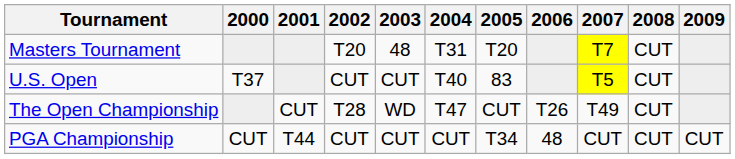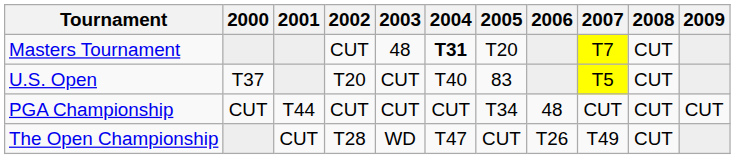(349, 50) T20 -> (349, 50) CUT
(451, 50) normal -> (451, 50) bold
(349, 79) CUT -> (349, 79) T20
rows swapped: (114, 109) <-> (91, 139)
